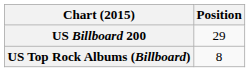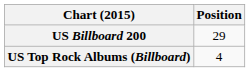(219, 56) 8 -> (219, 56) 4
